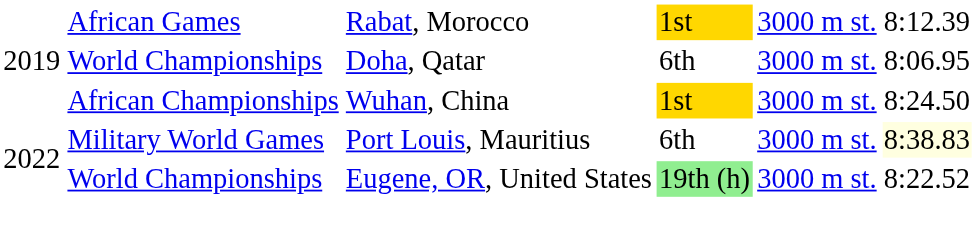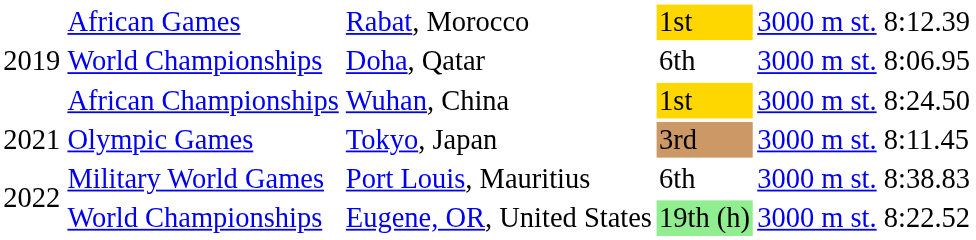+ row: (422, 139)
(927, 139) lightyellow background -> (927, 178) no background
